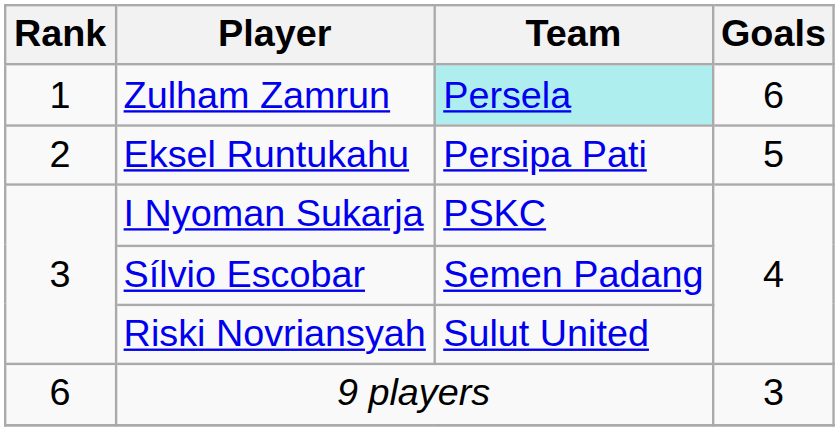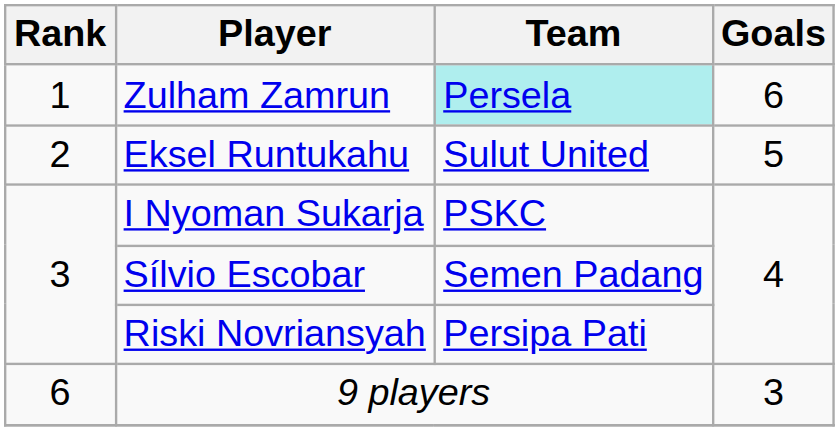(545, 154) Persipa Pati -> (546, 154) Sulut United
(546, 333) Sulut United -> (545, 333) Persipa Pati
